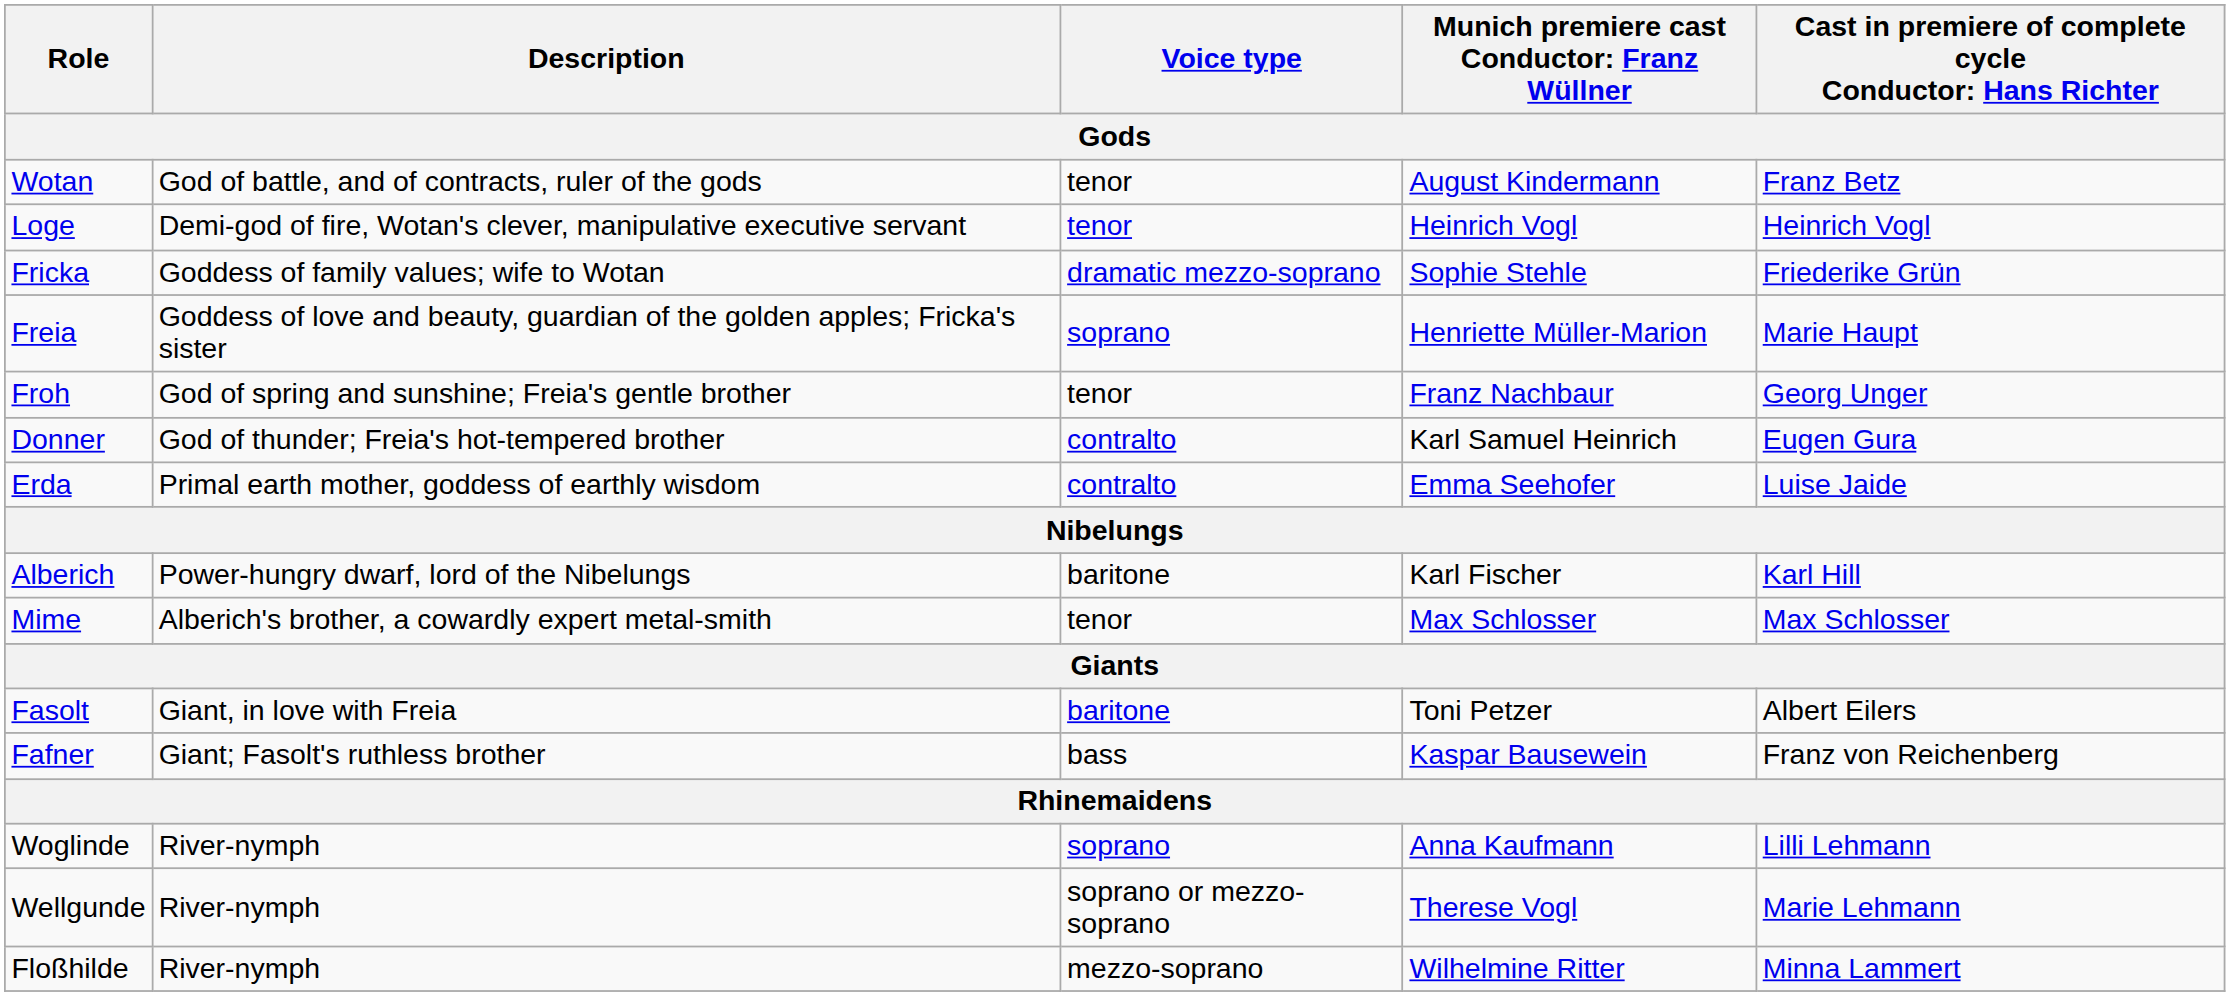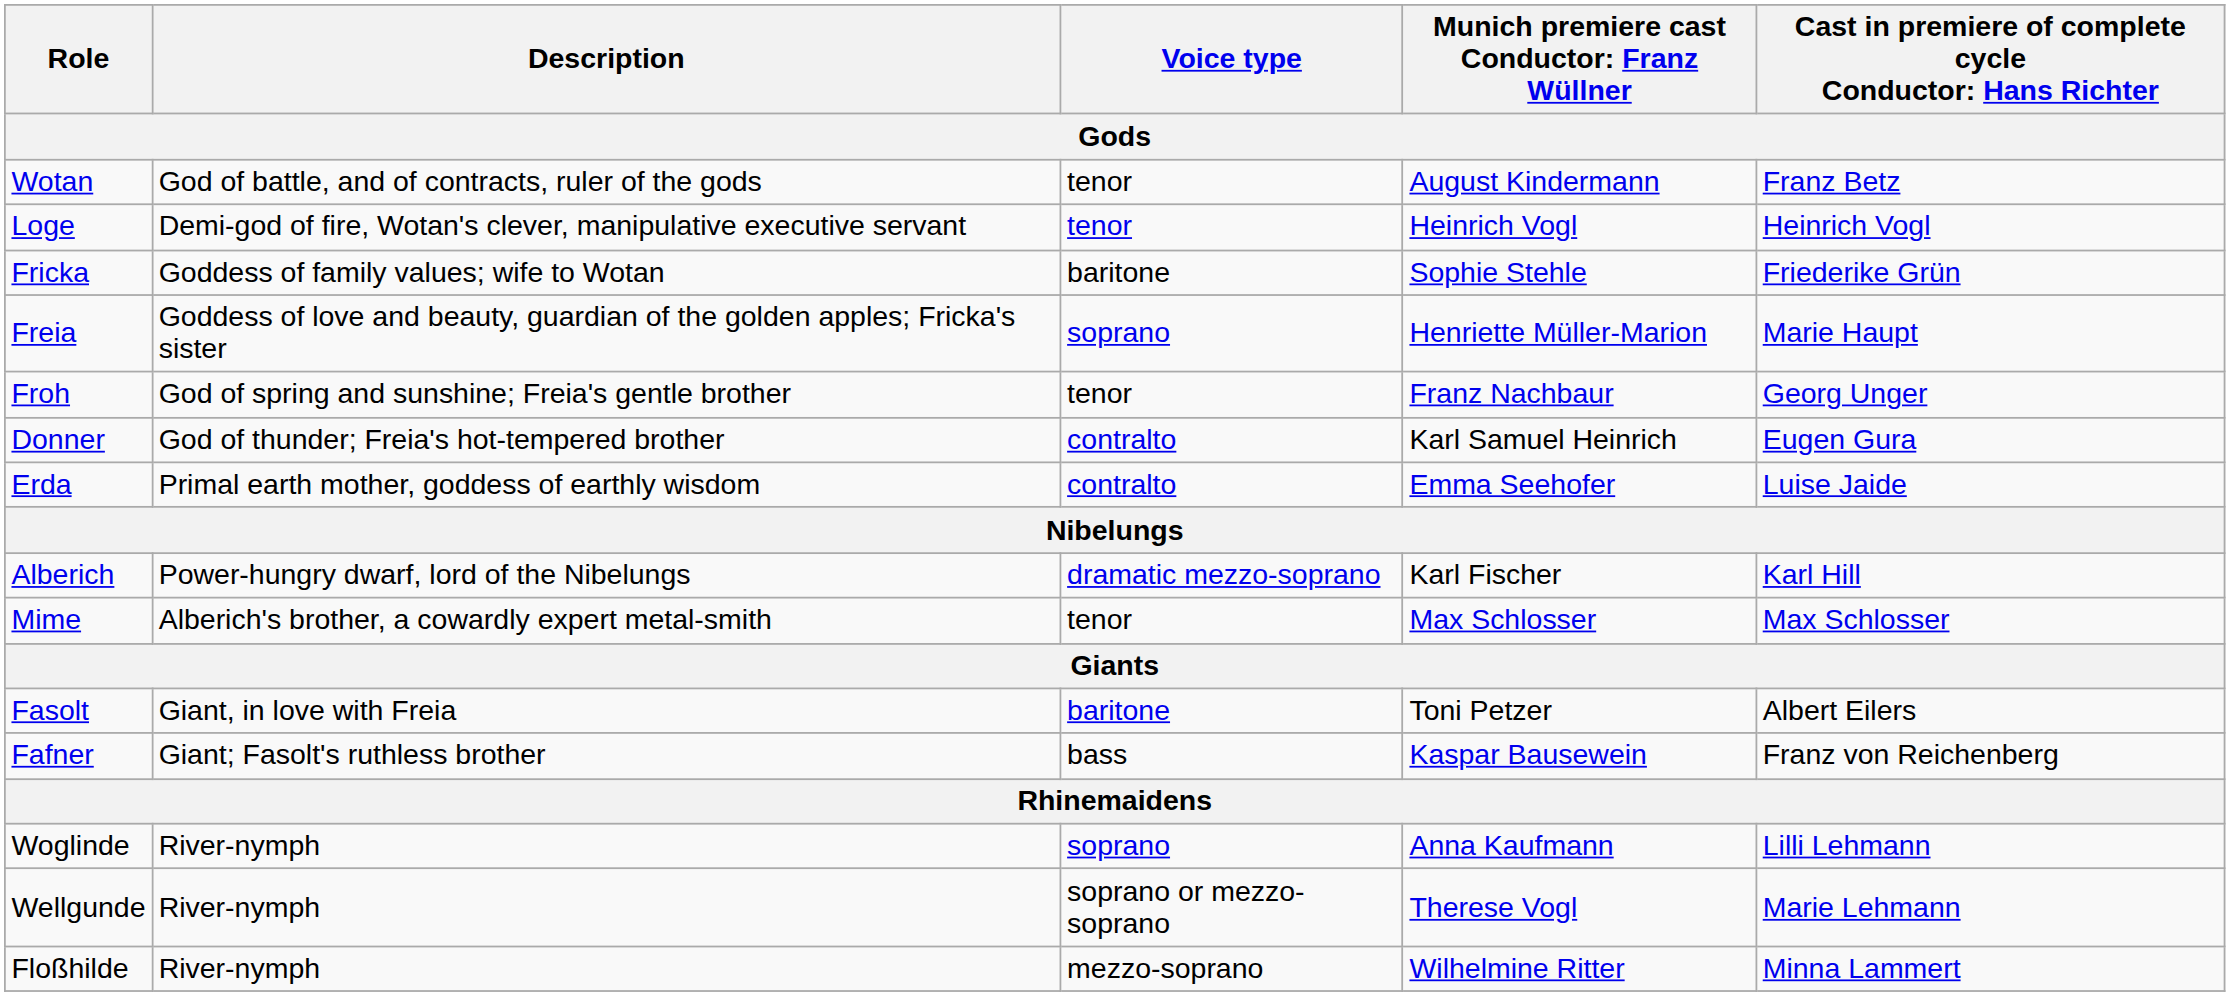(1224, 271) dramatic mezzo-soprano -> (1119, 271) baritone
(1119, 574) baritone -> (1224, 574) dramatic mezzo-soprano
